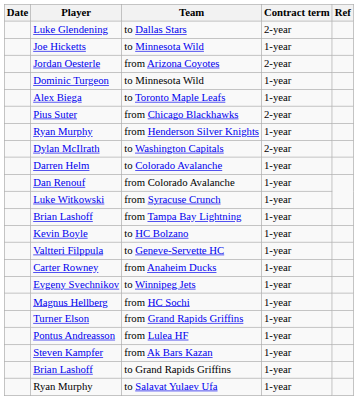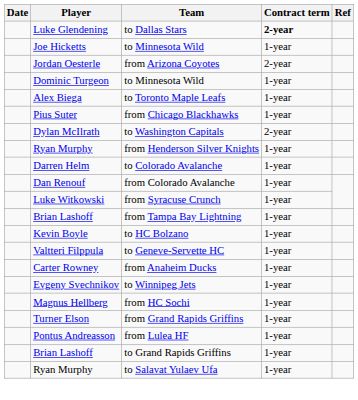(278, 30) normal -> (279, 30) bold
(278, 115) 2-year -> (278, 115) 1-year
rows swapped: (66, 149) <-> (63, 132)
- row: (68, 353)
